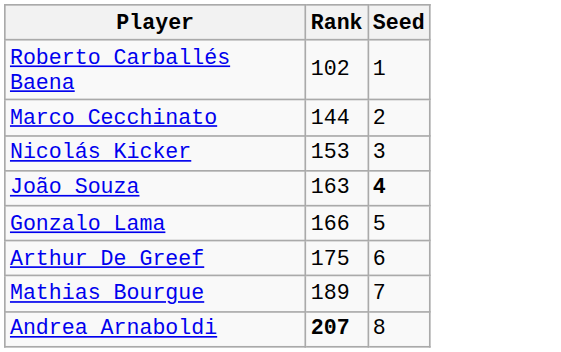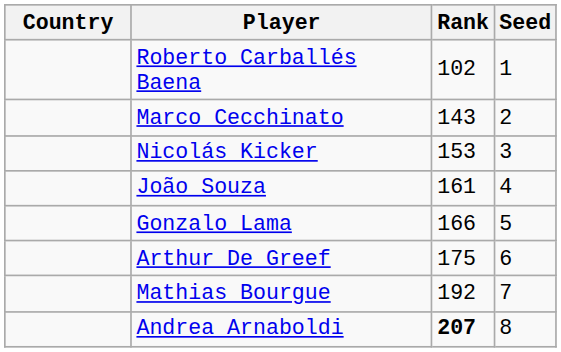+ column: (68, 22)
(330, 118) 144 -> (457, 118) 143
(330, 188) 163 -> (457, 188) 161
(379, 188) bold -> (506, 188) normal
(330, 294) 189 -> (457, 294) 192
